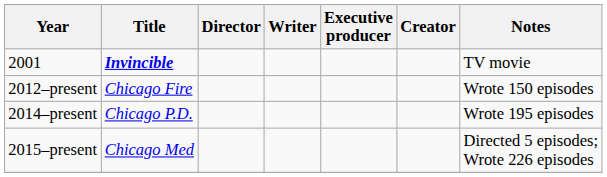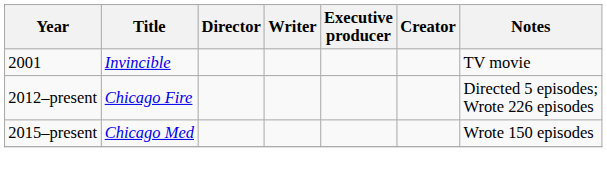(139, 62) bold -> (138, 62) normal
(529, 88) Wrote 150 episodes -> (531, 97) Directed 5 episodes; Wrote 226 episodes
- row: (53, 114)
(531, 149) Directed 5 episodes; Wrote 226 episodes -> (529, 133) Wrote 150 episodes
